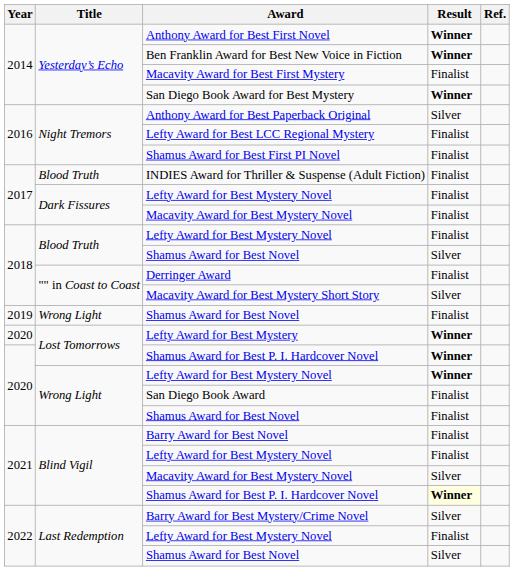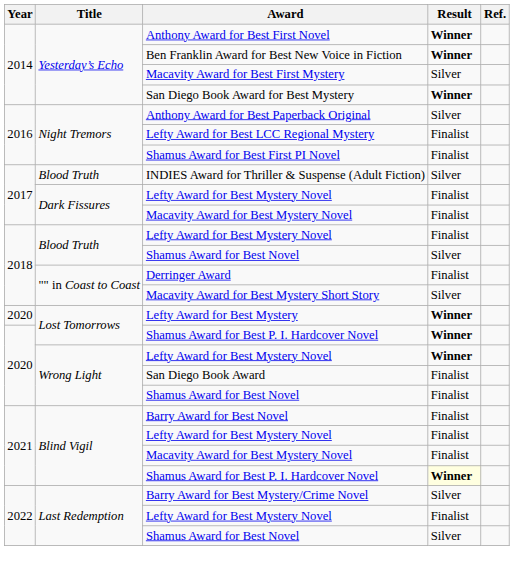(450, 74) Finalist -> (446, 74) Silver
(450, 174) Finalist -> (446, 174) Silver
- row: (20, 315)
(446, 475) Silver -> (450, 455) Finalist
